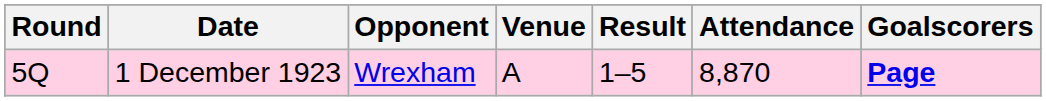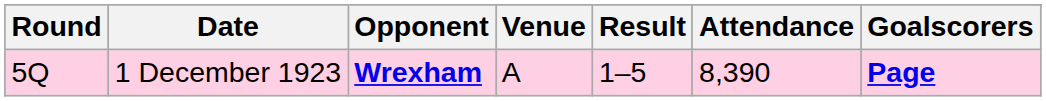(415, 72) normal -> (418, 72) bold
(735, 72) 8,870 -> (735, 72) 8,390
